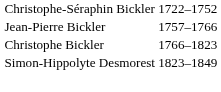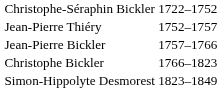+ row: (53, 26)
